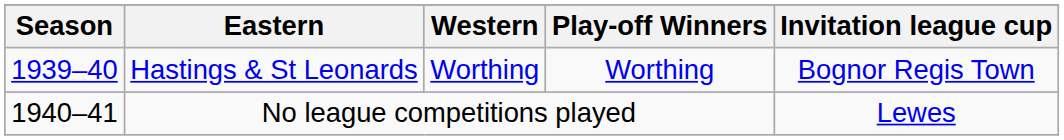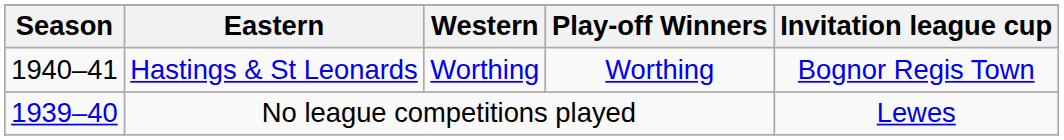(64, 69) 1939–40 -> (64, 69) 1940–41
(64, 112) 1940–41 -> (64, 112) 1939–40
